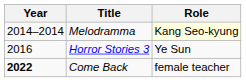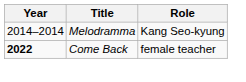(196, 31) lightyellow background -> (183, 31) no background
- row: (109, 49)
